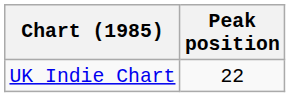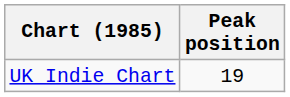(232, 76) 22 -> (232, 76) 19
